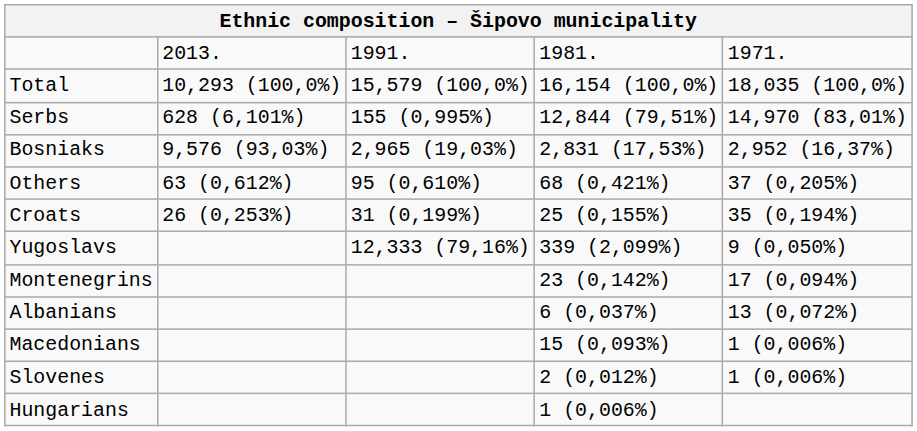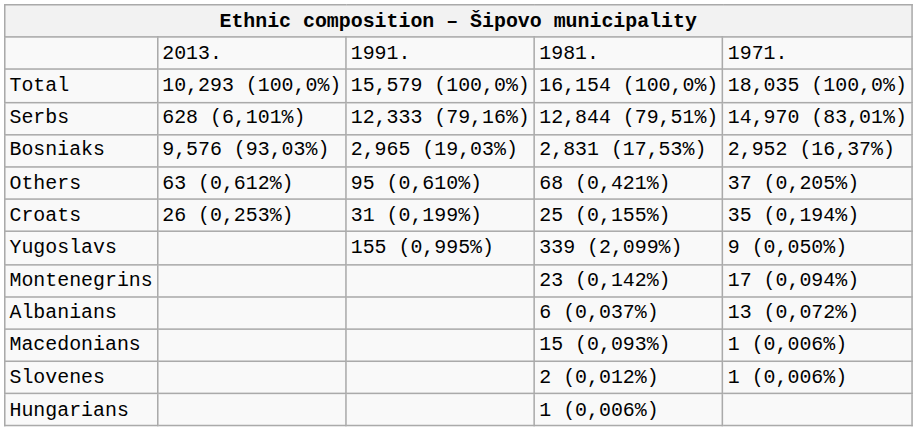(422, 118) 155 (0,995%) -> (440, 118) 12,333 (79,16%)
(440, 248) 12,333 (79,16%) -> (422, 248) 155 (0,995%)
